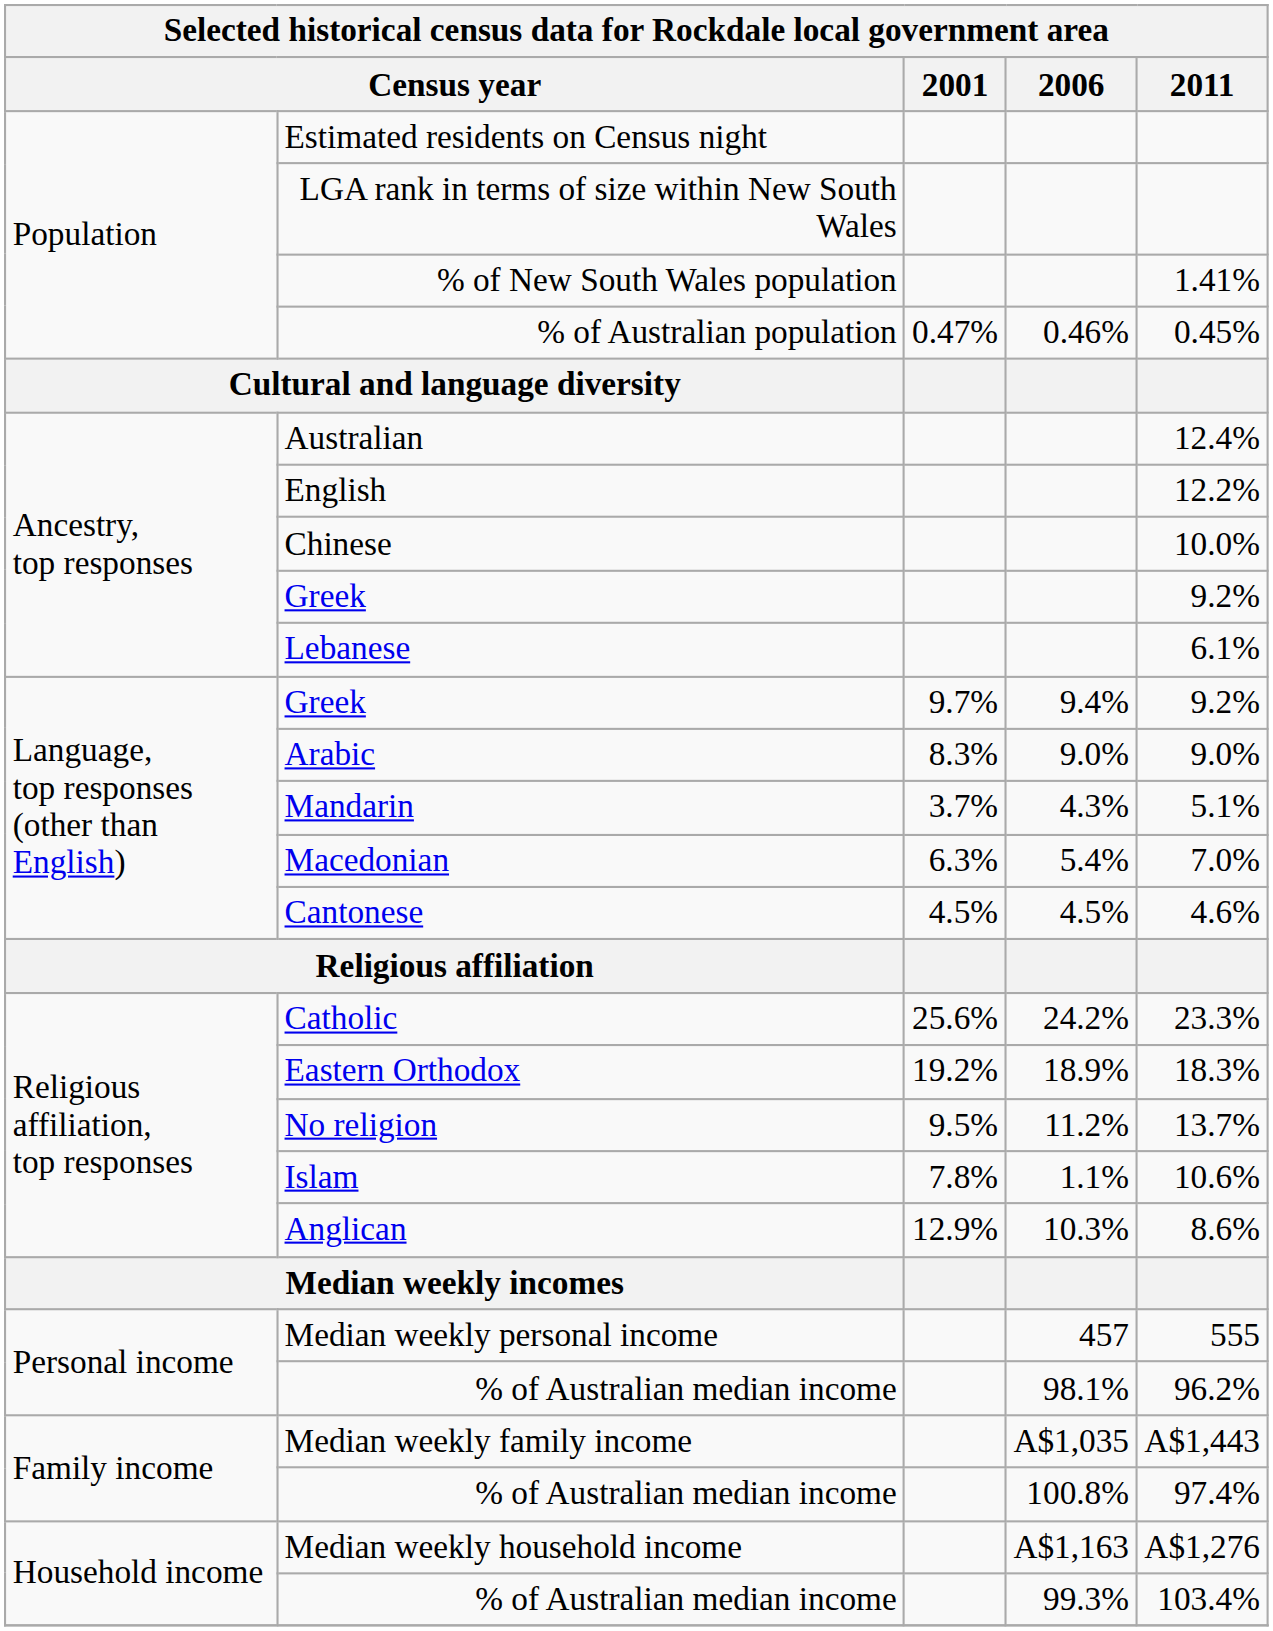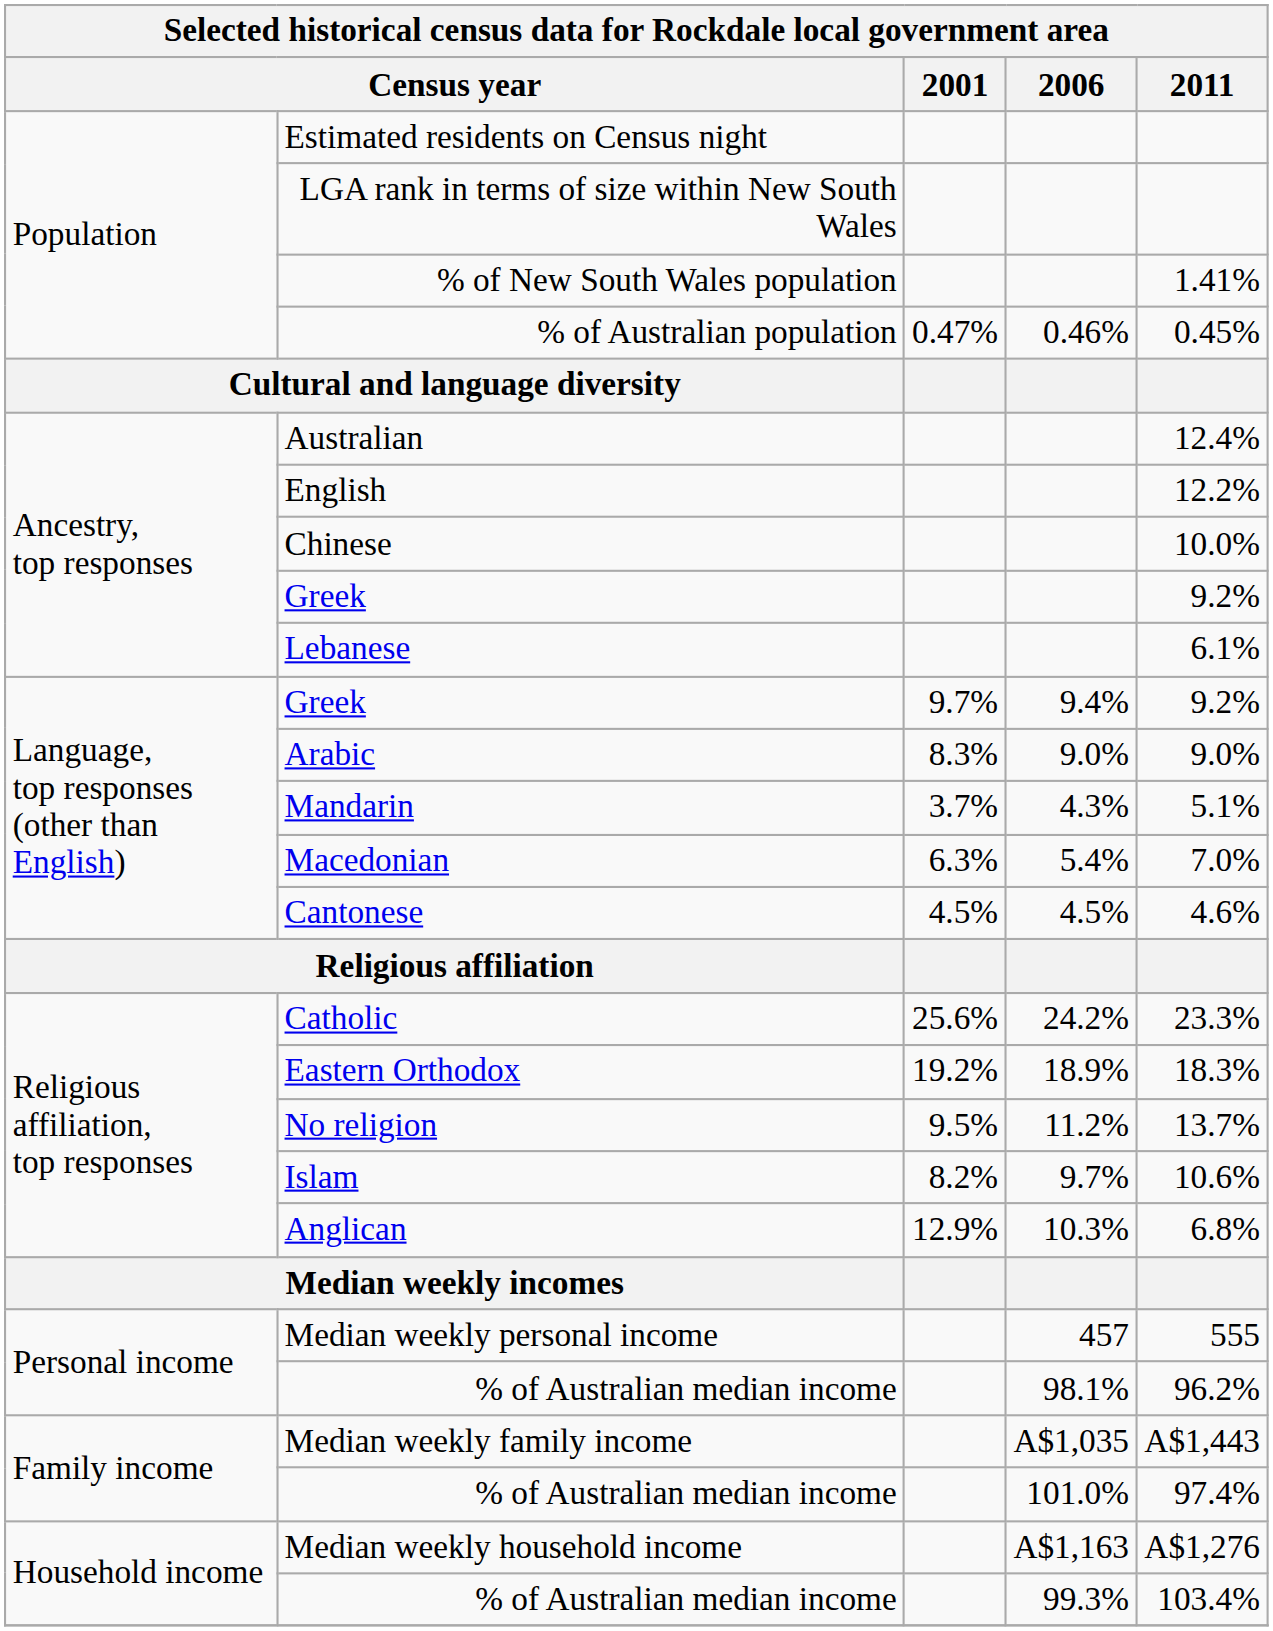(963, 1176) 7.8% -> (963, 1176) 8.2%
(1090, 1176) 1.1% -> (1090, 1176) 9.7%
(1221, 1229) 8.6% -> (1221, 1229) 6.8%
(1078, 1493) 100.8% -> (1078, 1493) 101.0%
